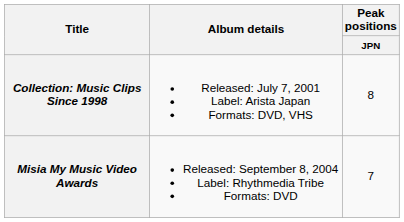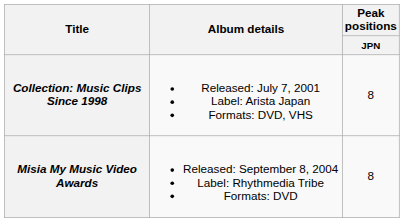(371, 176) 7 -> (371, 176) 8
